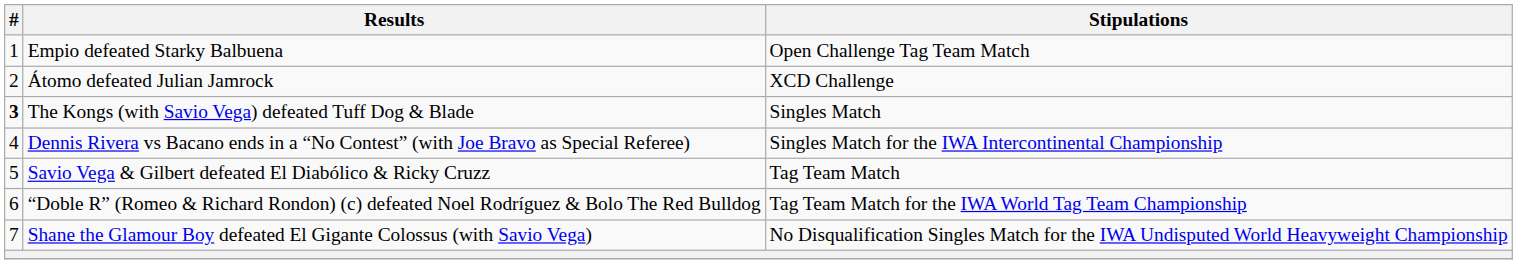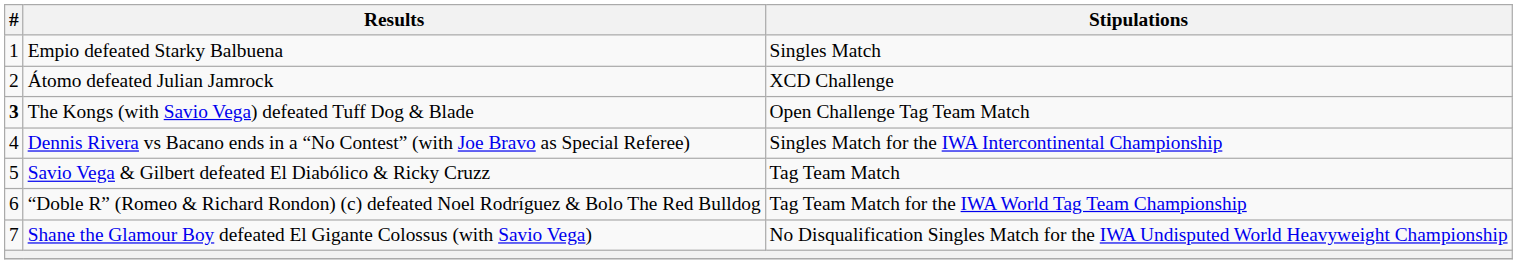(900, 50) Open Challenge Tag Team Match -> (825, 50) Singles Match
(825, 111) Singles Match -> (900, 111) Open Challenge Tag Team Match
